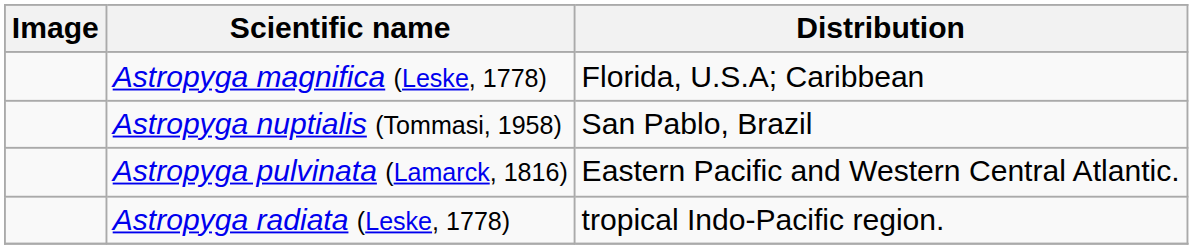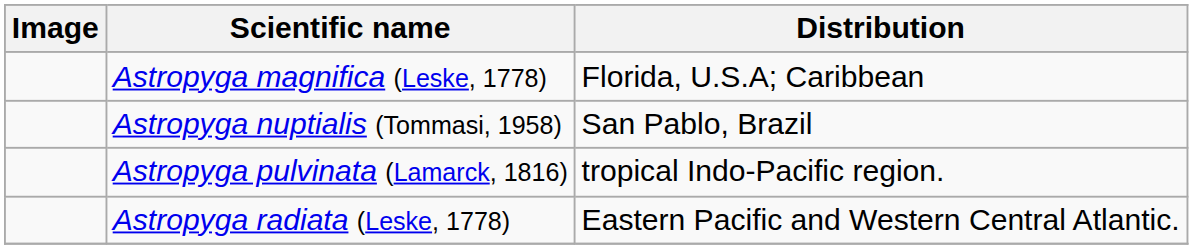(881, 171) Eastern Pacific and Western Central Atlantic. -> (763, 171) tropical Indo-Pacific region.
(763, 219) tropical Indo-Pacific region. -> (881, 219) Eastern Pacific and Western Central Atlantic.
